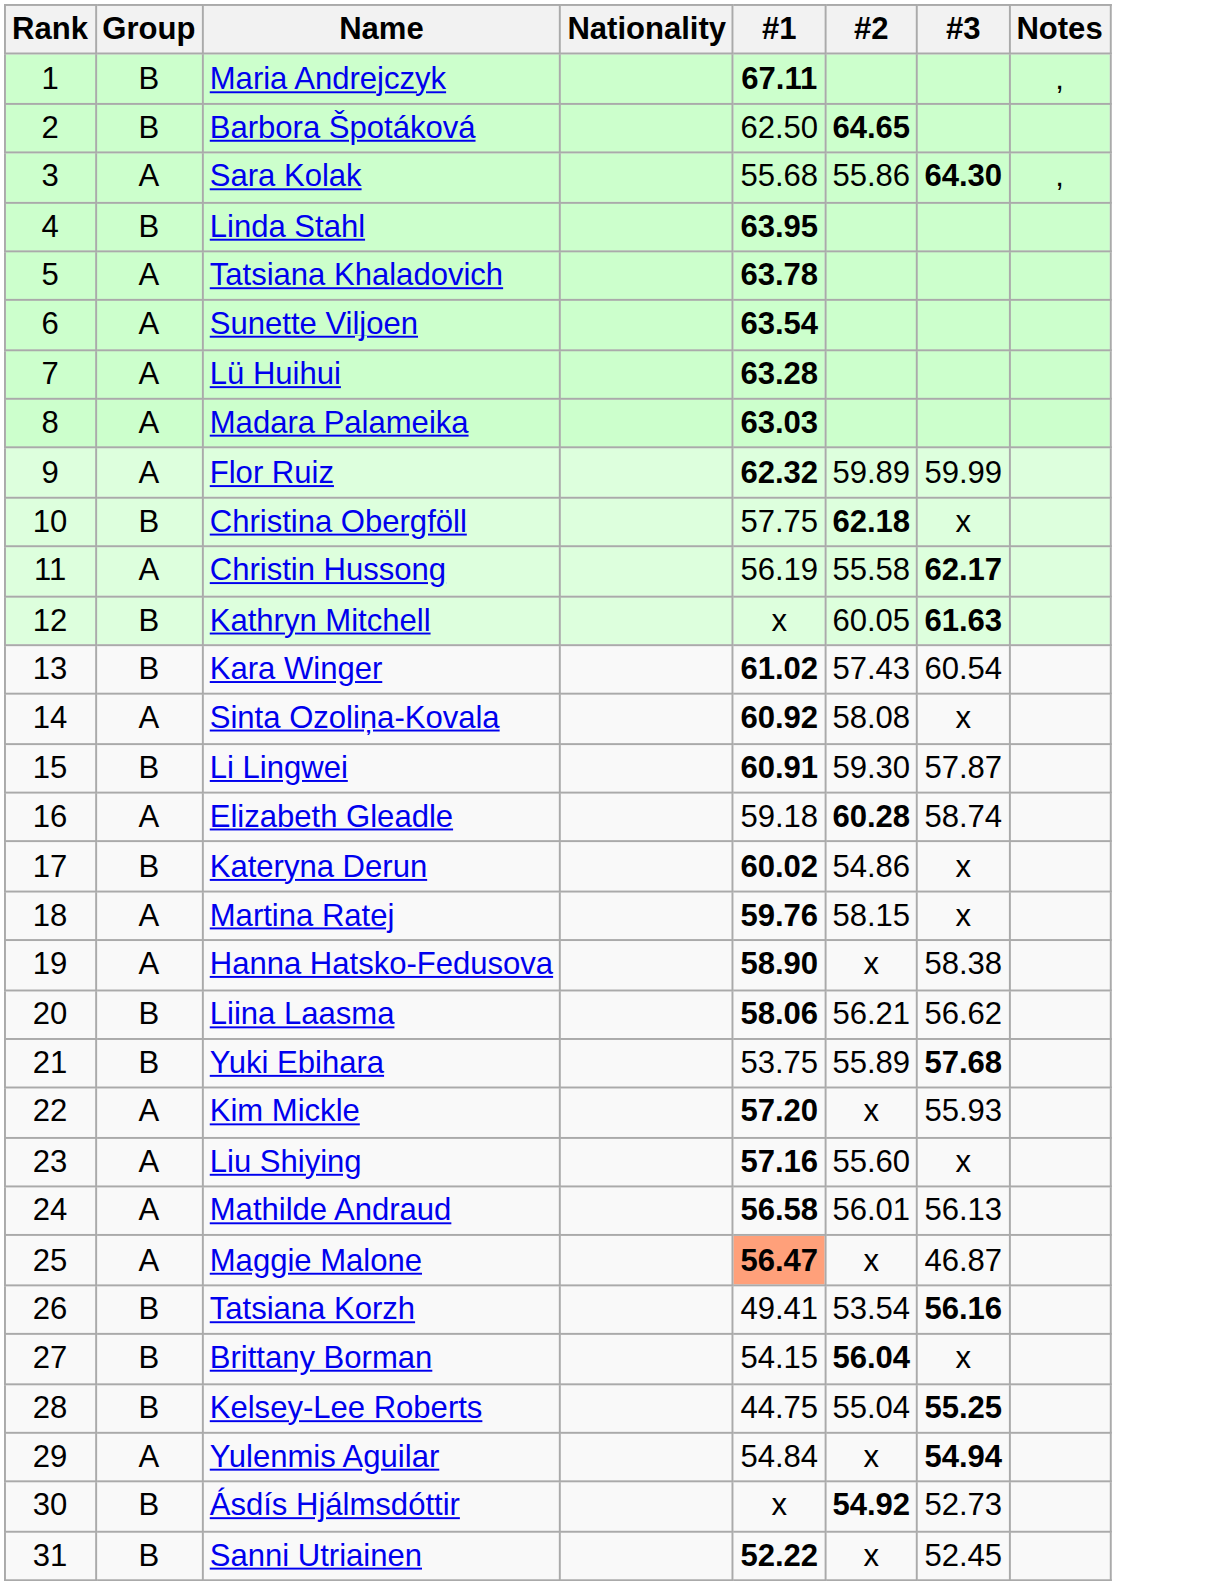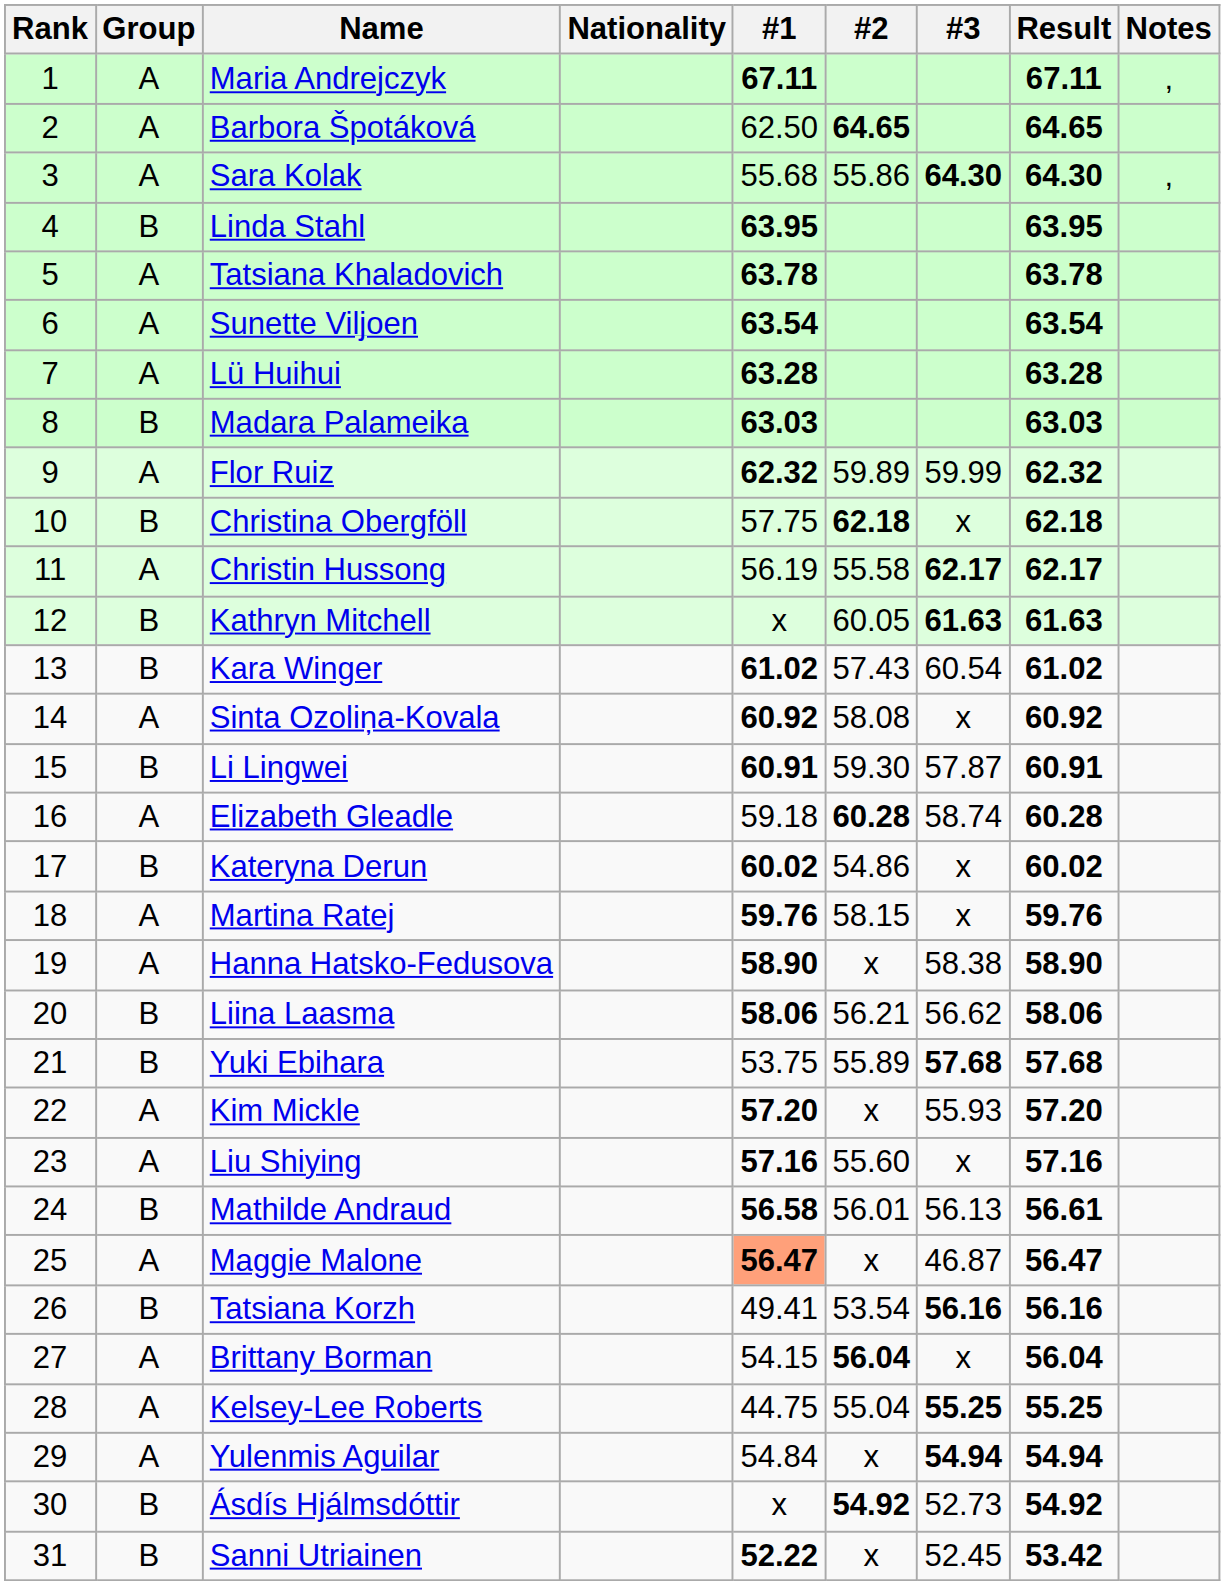+ column: (1064, 29)
(149, 78) B -> (149, 78) A
(149, 127) B -> (149, 127) A
(149, 422) A -> (149, 422) B
(149, 1210) A -> (149, 1210) B
(149, 1358) B -> (149, 1358) A
(149, 1407) B -> (149, 1407) A
